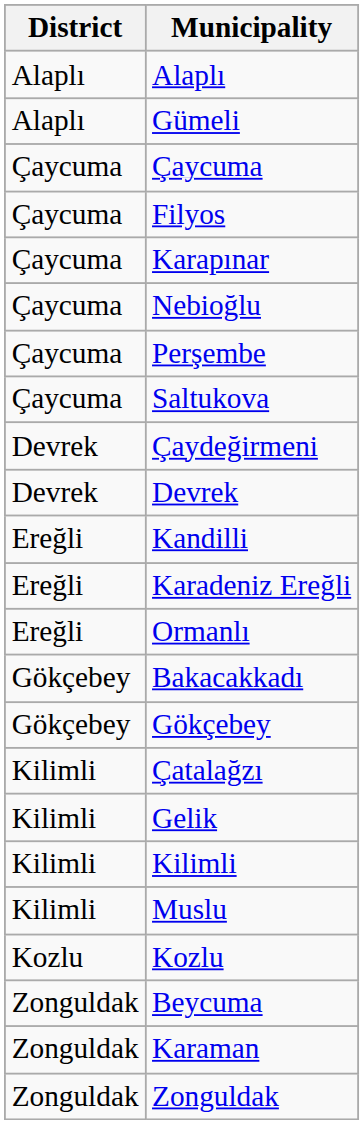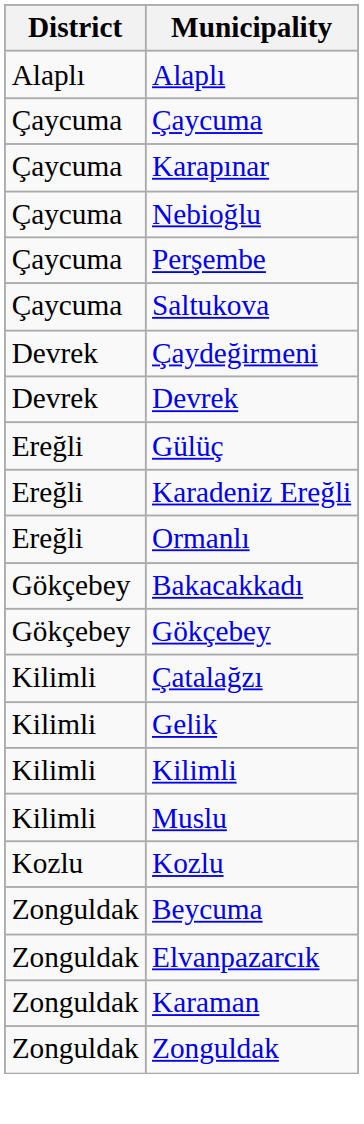- row: (196, 120)
- row: (189, 213)
+ row: (188, 445)
- row: (200, 538)
+ row: (236, 956)
